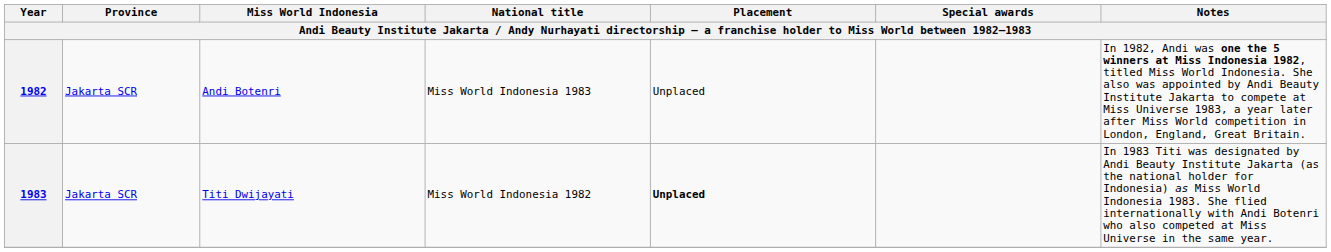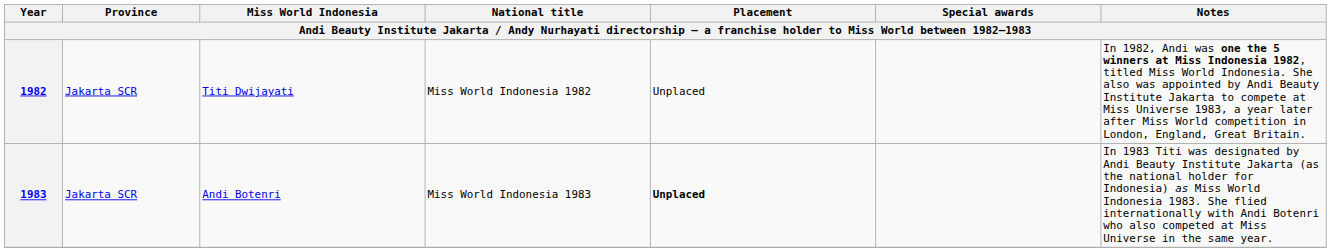(242, 92) Andi Botenri -> (248, 92) Titi Dwijayati
(509, 92) Miss World Indonesia 1983 -> (509, 92) Miss World Indonesia 1982
(248, 196) Titi Dwijayati -> (242, 196) Andi Botenri
(509, 196) Miss World Indonesia 1982 -> (509, 196) Miss World Indonesia 1983
